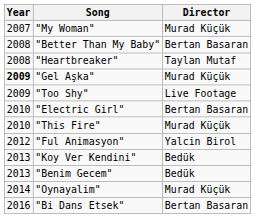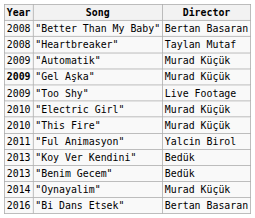- row: (65, 29)
+ row: (68, 61)
(206, 109) Bertan Basaran -> (198, 109) Murad Küçük
(19, 141) 2012 -> (19, 141) 2011
